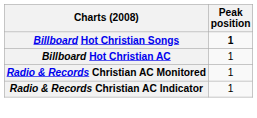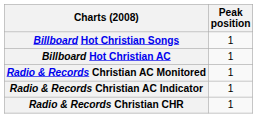(231, 40) bold -> (231, 40) normal
+ row: (106, 105)
